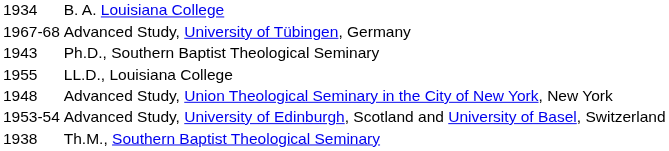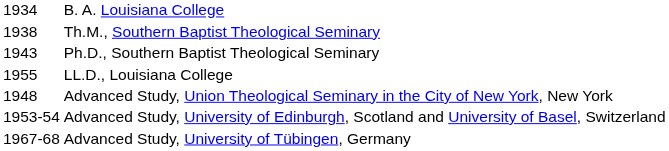rows swapped: (222, 138) <-> (237, 31)
